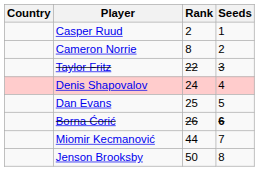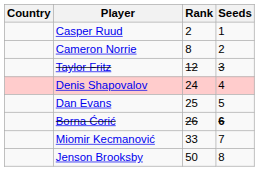(192, 67) 22 -> (192, 67) 12
(192, 139) 44 -> (192, 139) 33
